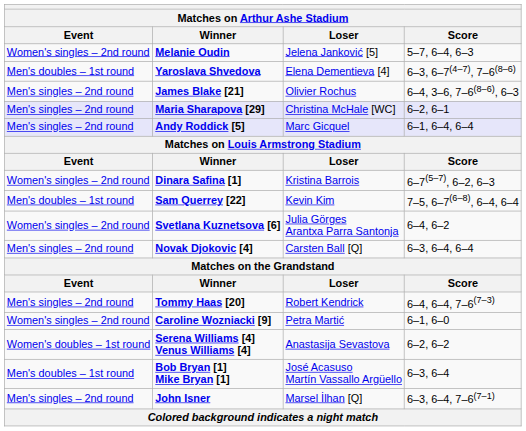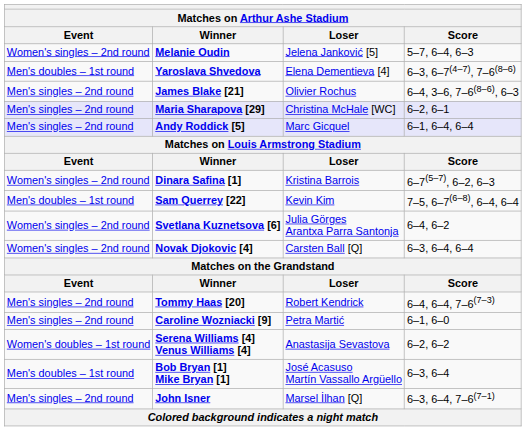(70, 249) Men's singles – 2nd round -> (78, 249) Women's singles – 2nd round
(78, 321) Women's singles – 2nd round -> (70, 321) Men's singles – 2nd round
